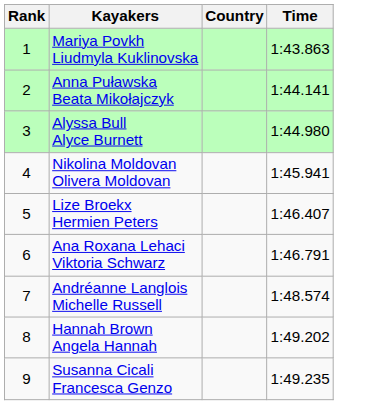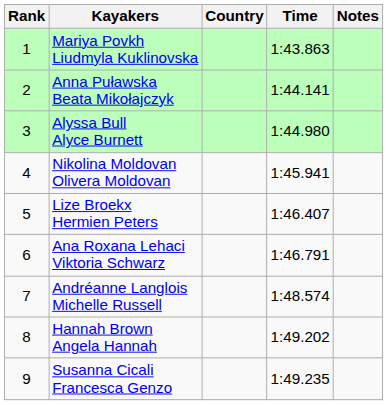+ column: (358, 16)
